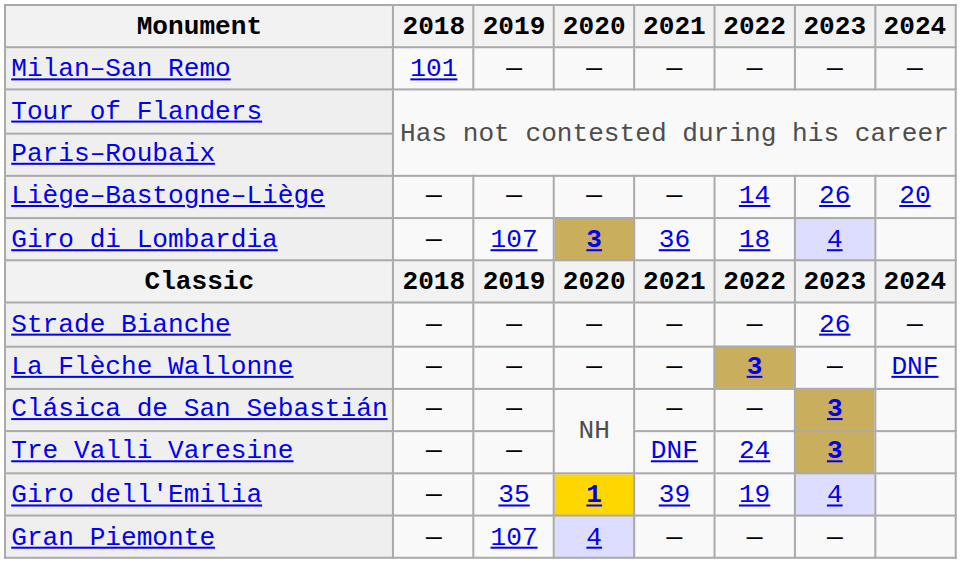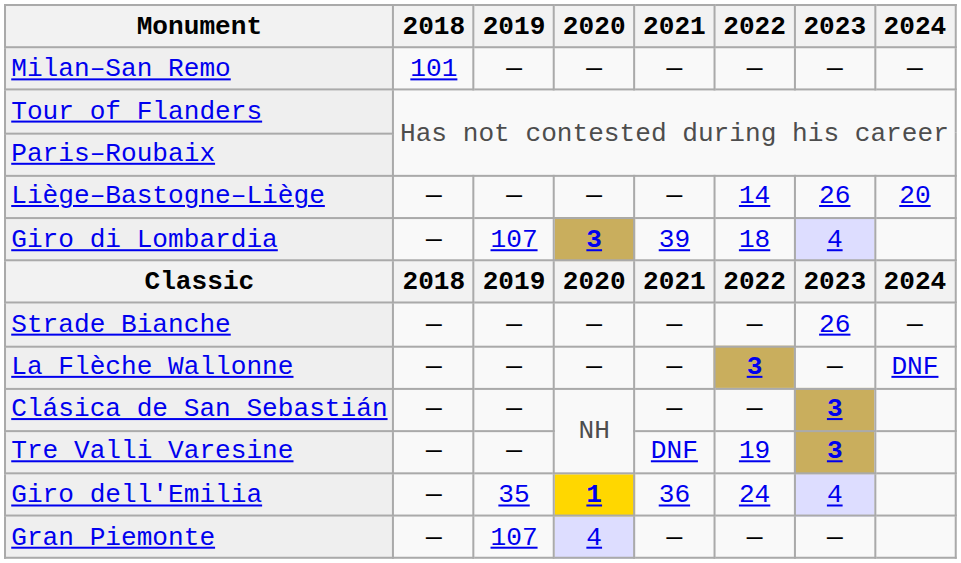(674, 239) 36 -> (674, 239) 39
(755, 452) 24 -> (755, 452) 19
(674, 495) 39 -> (674, 495) 36
(755, 495) 19 -> (755, 495) 24
